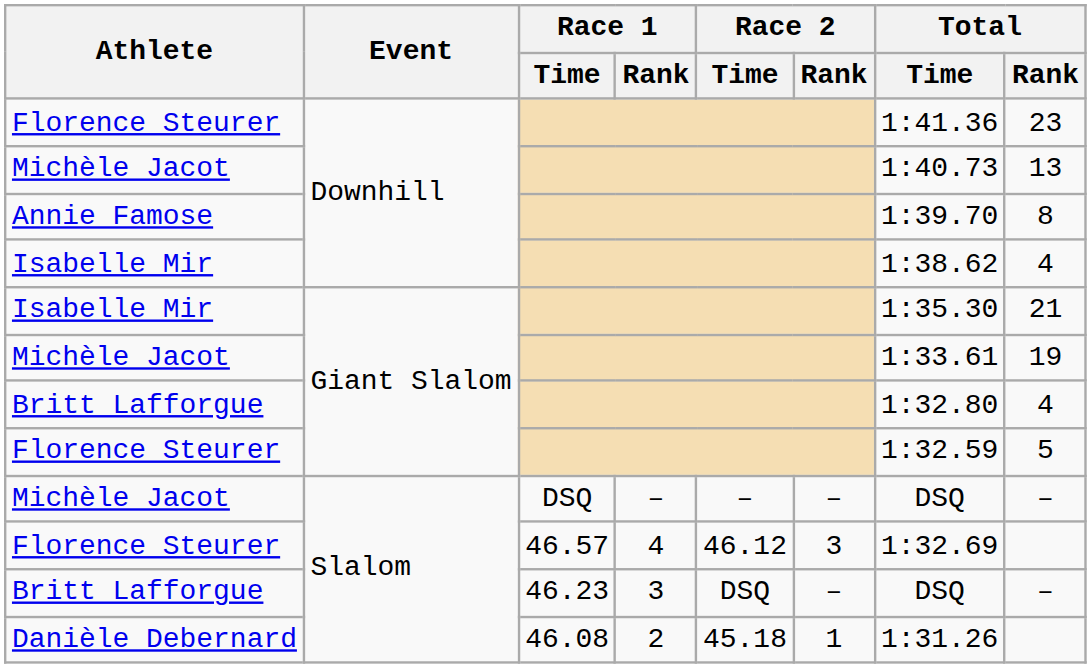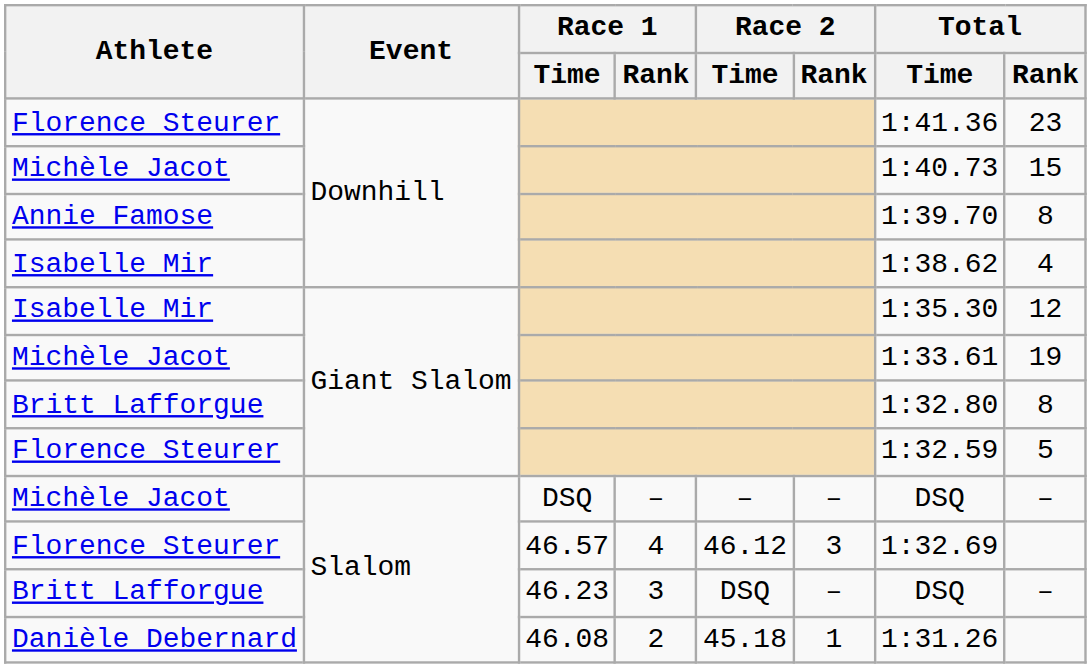(1045, 169) 13 -> (1045, 169) 15
(1045, 310) 21 -> (1045, 310) 12
(1045, 404) 4 -> (1045, 404) 8
